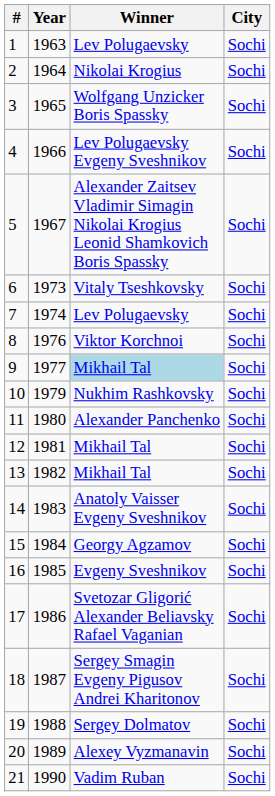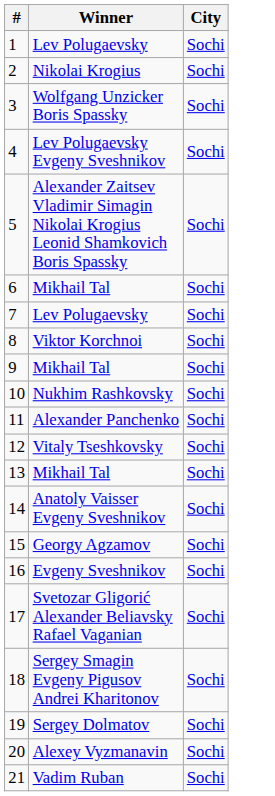- column: (49, 17)
(139, 288) Vitaly Tseshkovsky -> (71, 288) Mikhail Tal
(112, 367) lightblue background -> (71, 367) no background
(112, 446) Mikhail Tal -> (98, 446) Vitaly Tseshkovsky
